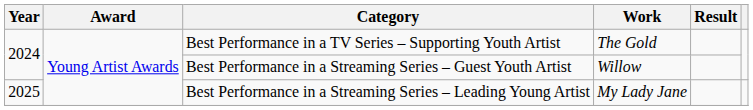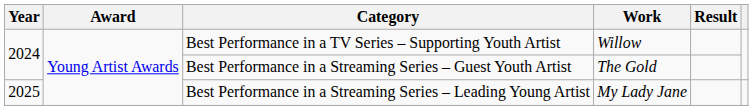(627, 42) The Gold -> (619, 42) Willow
(619, 67) Willow -> (627, 67) The Gold
